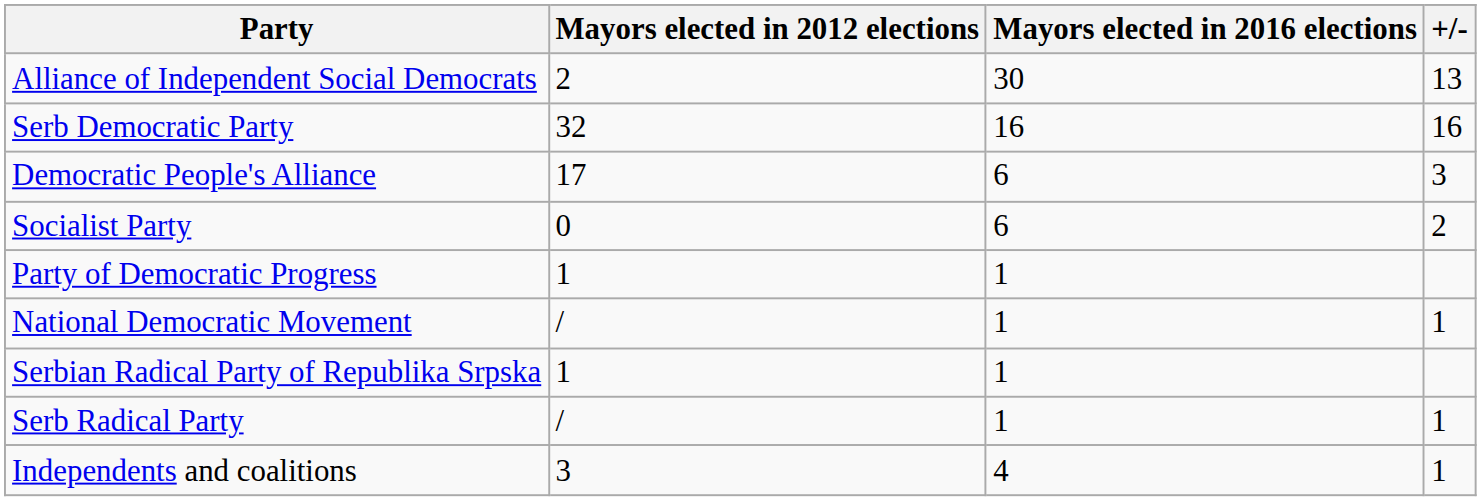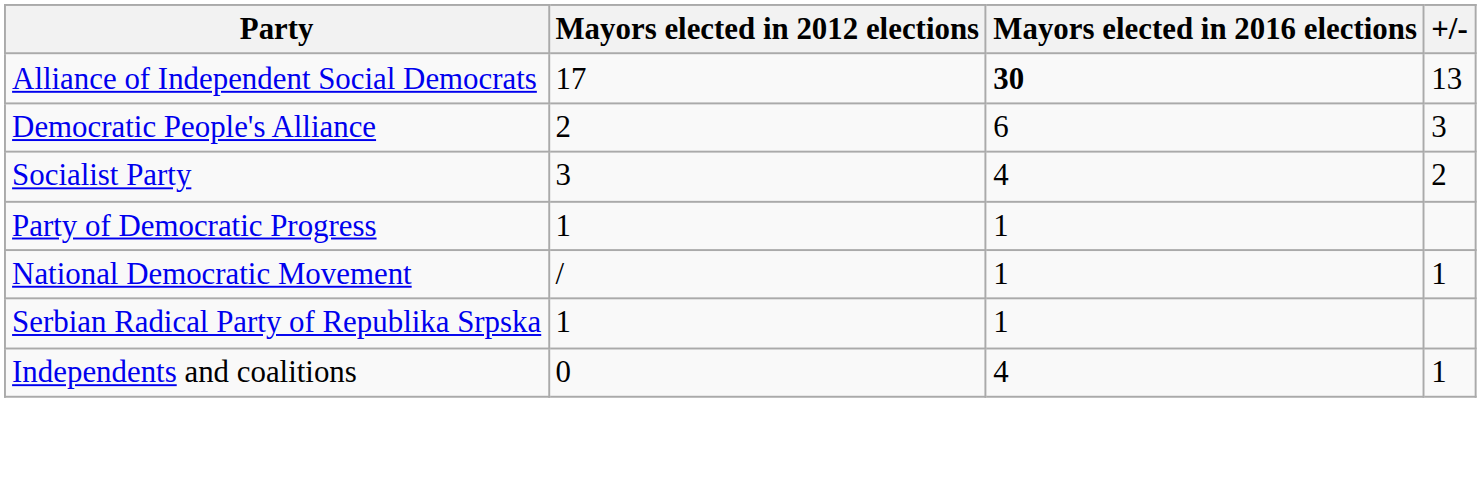(563, 77) 2 -> (571, 77) 17
(1009, 77) normal -> (1009, 77) bold
- row: (153, 126)
(571, 175) 17 -> (563, 126) 2
(563, 224) 0 -> (563, 175) 3
(1001, 224) 6 -> (1001, 175) 4
- row: (128, 420)
(563, 469) 3 -> (563, 371) 0
